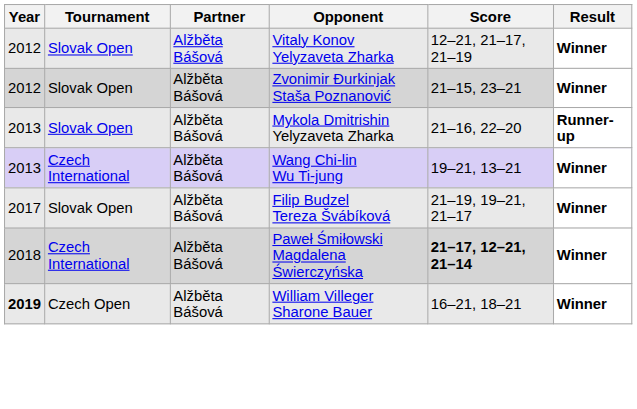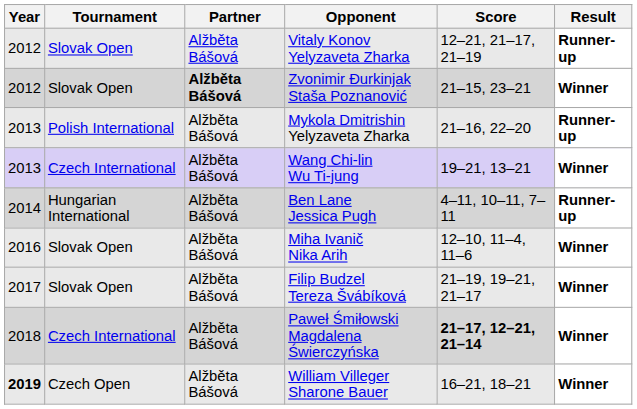(582, 48) Winner -> (587, 48) Runner-up
(198, 88) normal -> (215, 88) bold
(90, 128) Slovak Open -> (111, 128) Polish International
+ row: (332, 208)
+ row: (326, 248)
